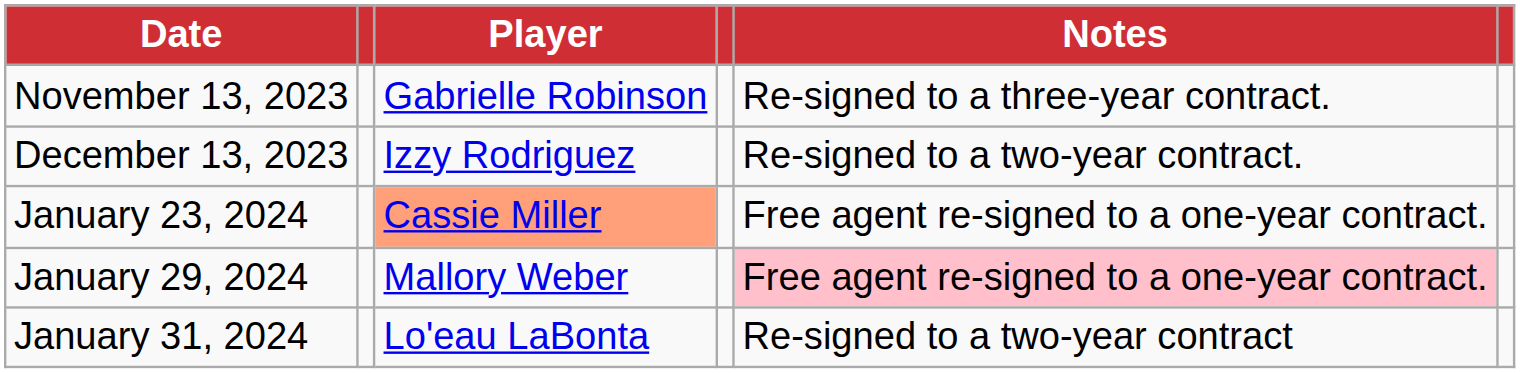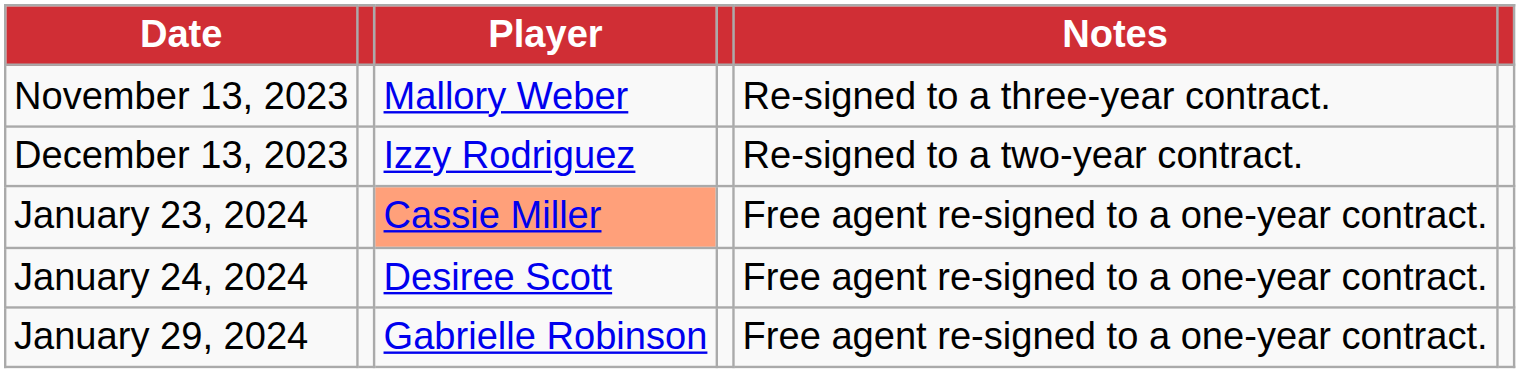(545, 95) Gabrielle Robinson -> (506, 95) Mallory Weber
+ row: (161, 276)
(506, 276) Mallory Weber -> (545, 336) Gabrielle Robinson
(1115, 276) pink background -> (1115, 336) no background
- row: (161, 336)
